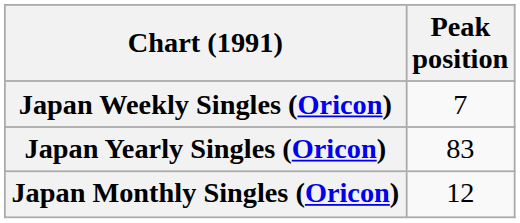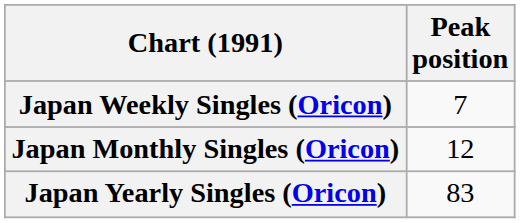rows swapped: (205, 193) <-> (205, 148)
